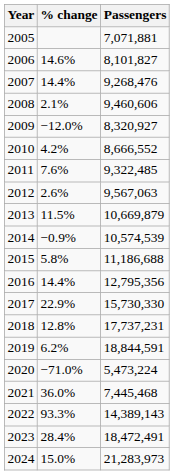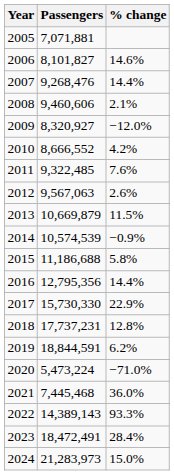columns swapped: (135, 15) <-> (69, 15)
